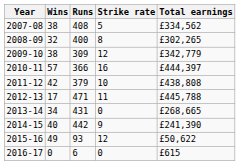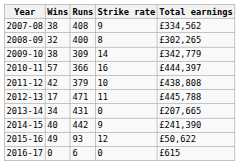(100, 26) 5 -> (100, 26) 9
(103, 54) 12 -> (103, 54) 14
(180, 111) £268,665 -> (180, 111) £207,665
